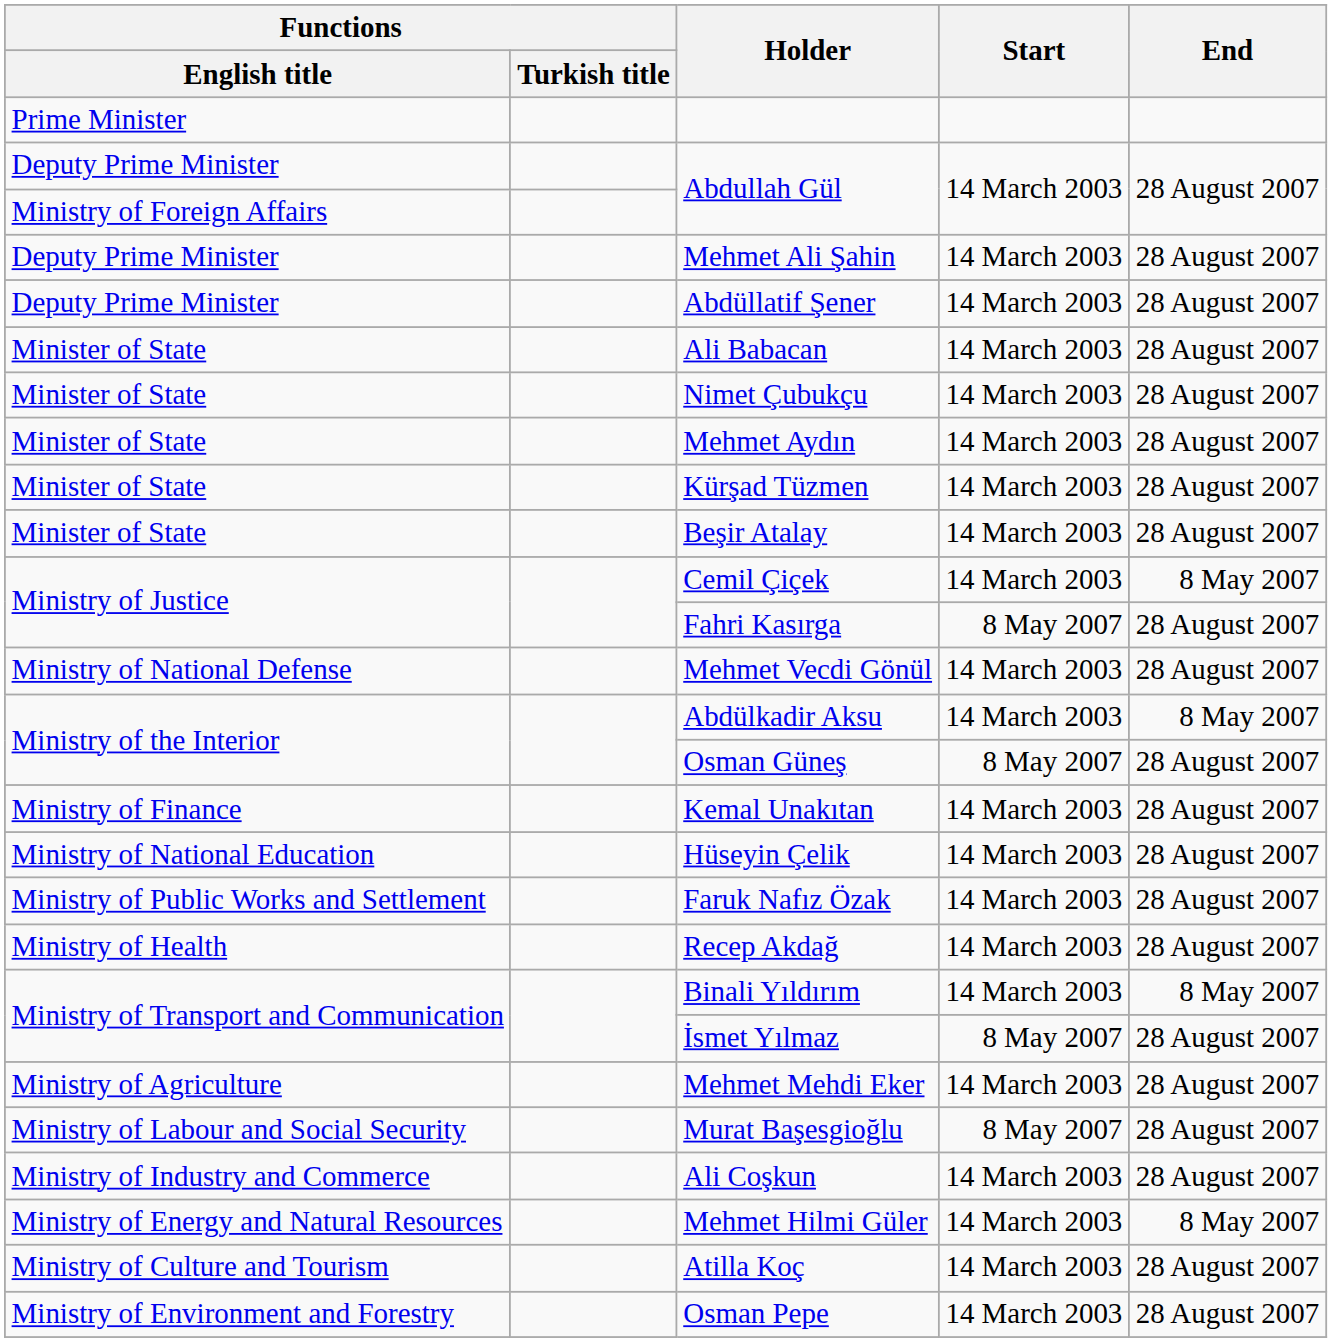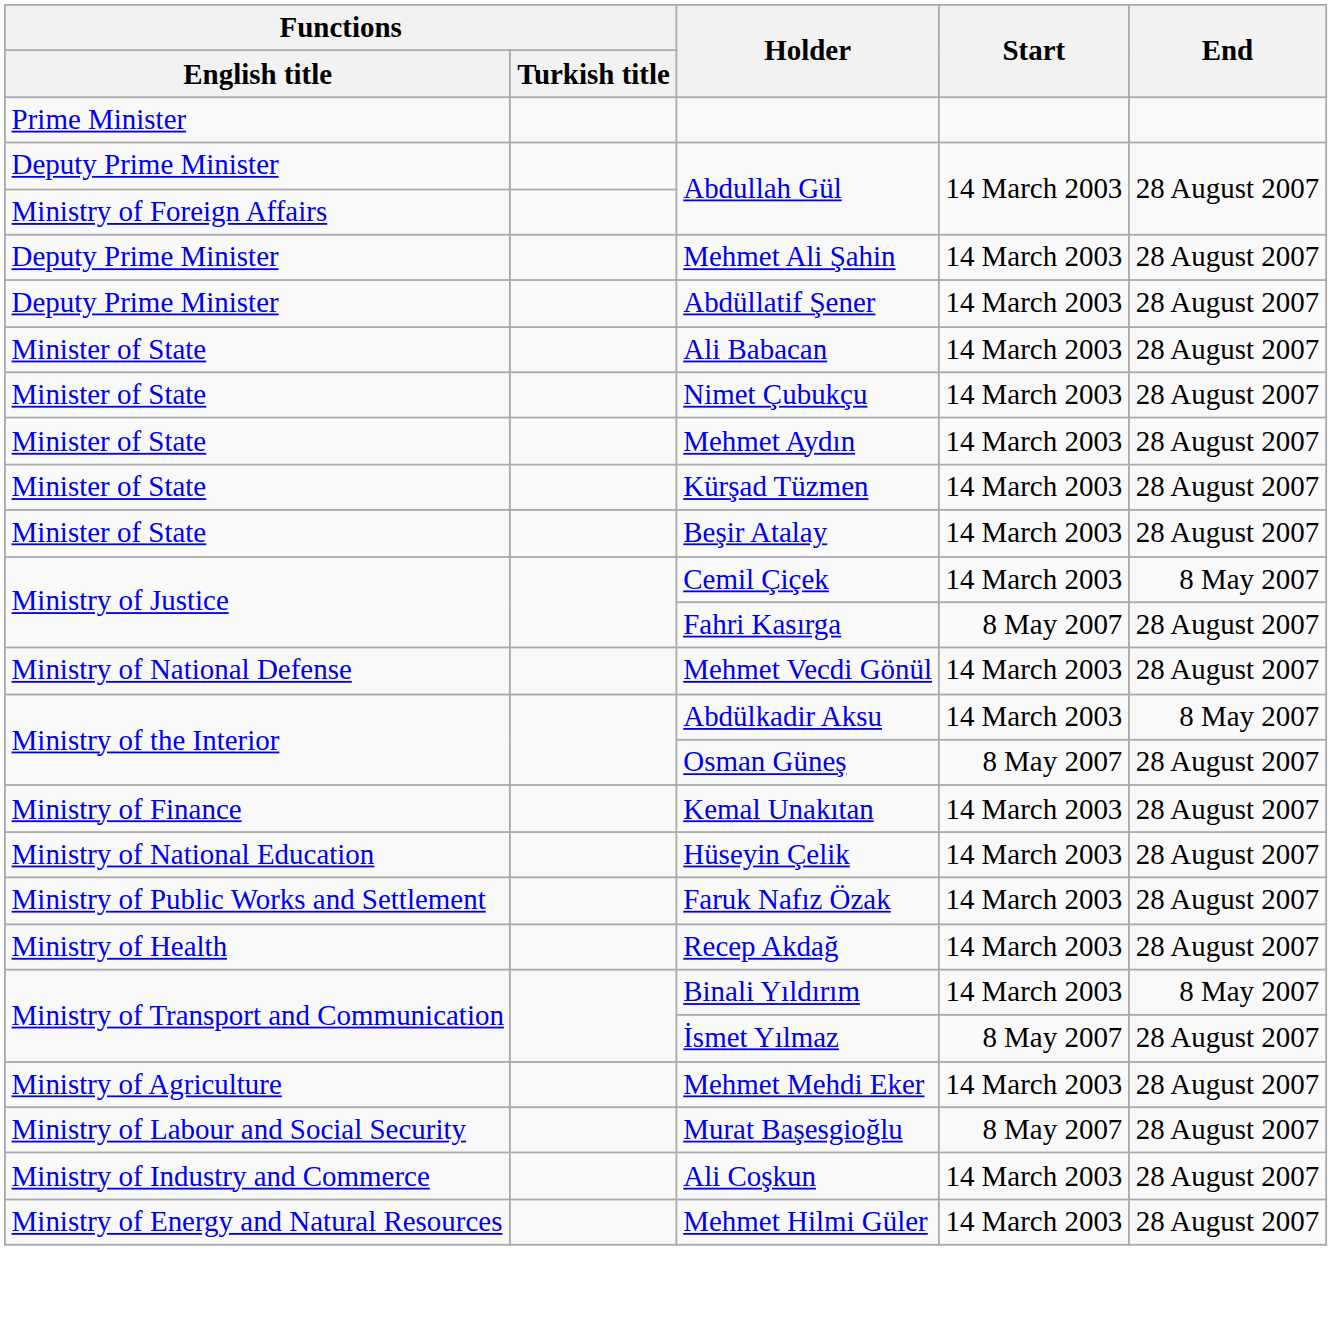(1249, 1221) 8 May 2007 -> (1227, 1221) 28 August 2007
- row: (200, 1267)
- row: (233, 1313)
